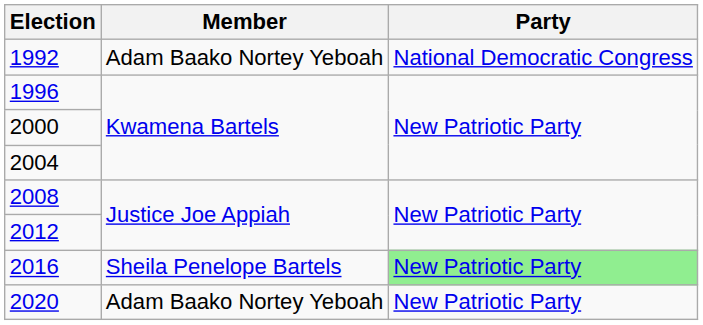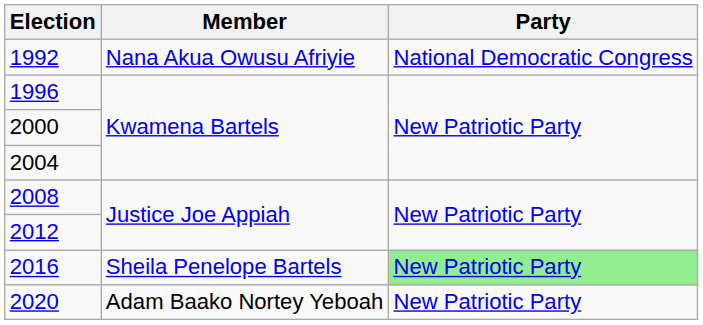(245, 57) Adam Baako Nortey Yeboah -> (230, 57) Nana Akua Owusu Afriyie
